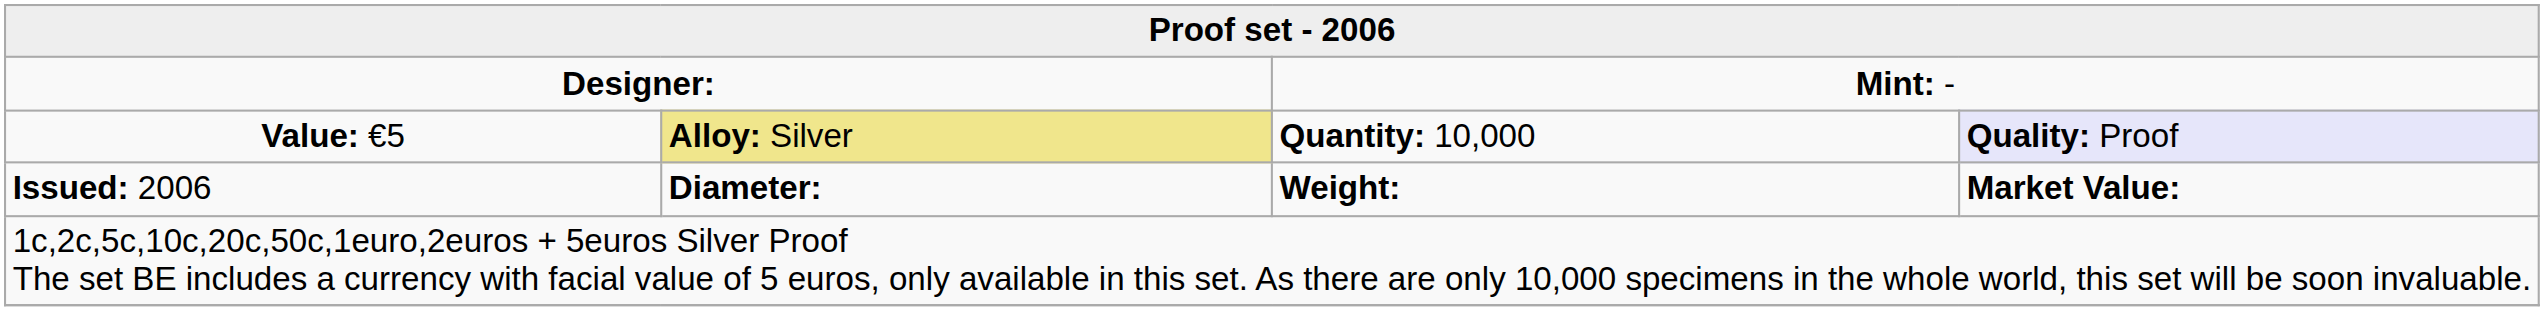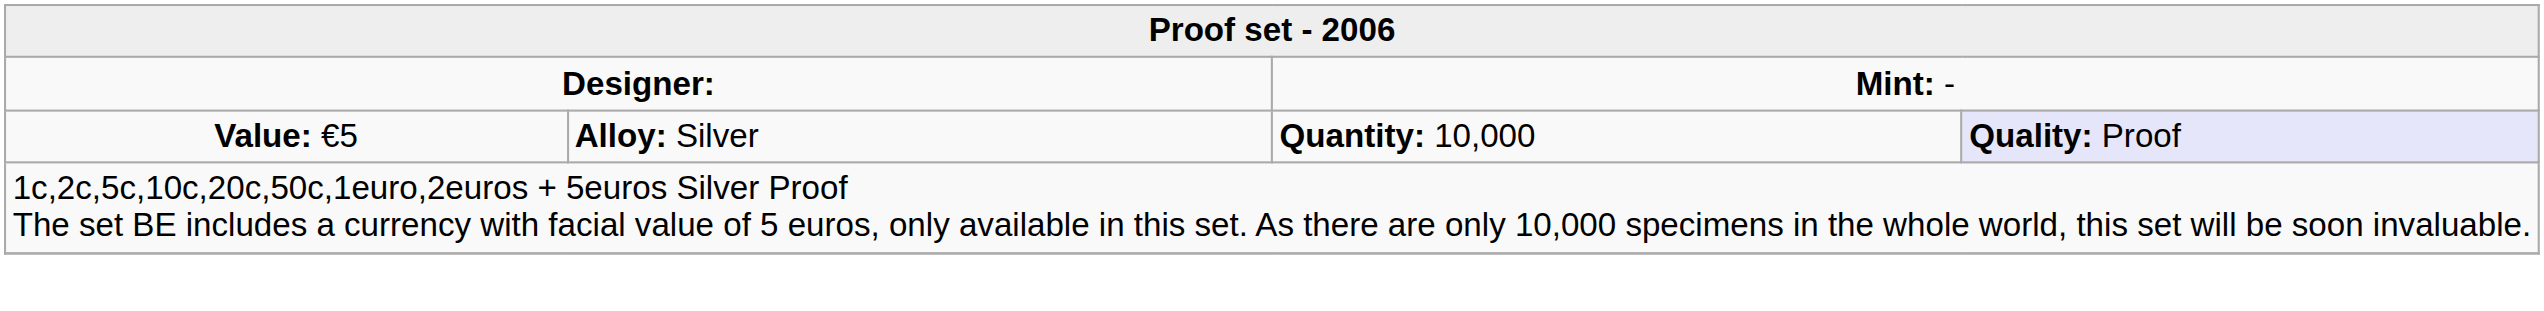(761, 135) khaki background -> (667, 135) no background
- row: (112, 188)
